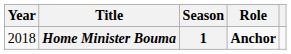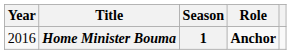(22, 37) 2018 -> (22, 37) 2016
